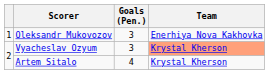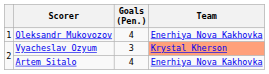(131, 35) 3 -> (131, 35) 4
(189, 62) Krystal Kherson -> (207, 62) Enerhiya Nova Kakhovka
